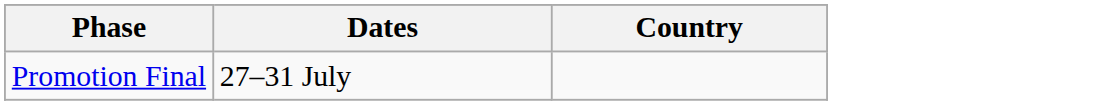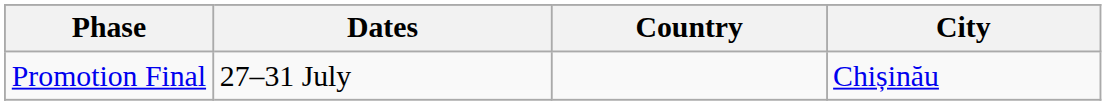+ column: (963, 28)
